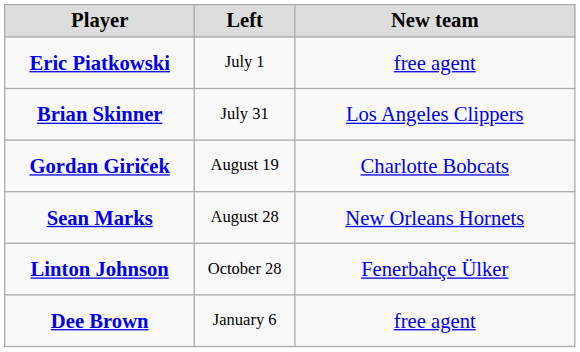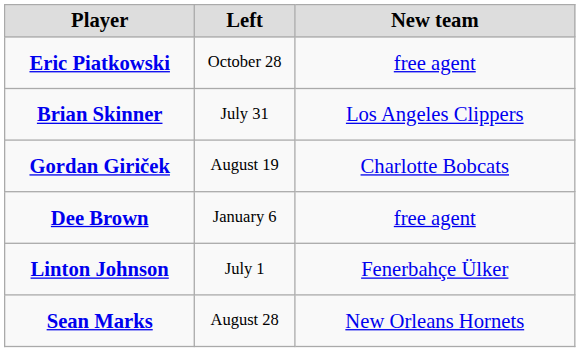(245, 63) July 1 -> (245, 63) October 28
rows swapped: (100, 217) <-> (100, 321)
(245, 269) October 28 -> (245, 269) July 1
